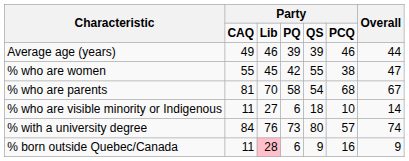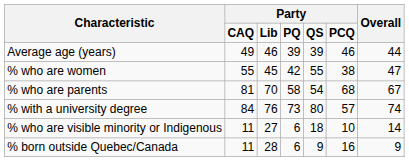rows swapped: (115, 109) <-> (77, 128)
(271, 147) pink background -> (271, 147) no background
